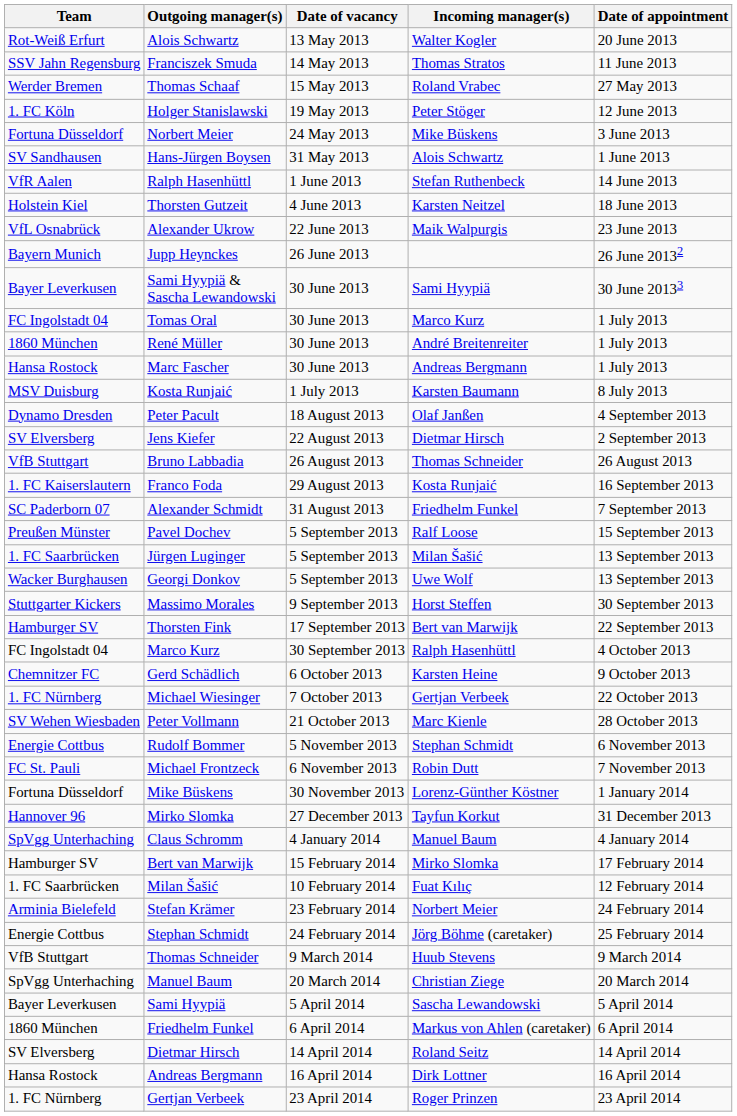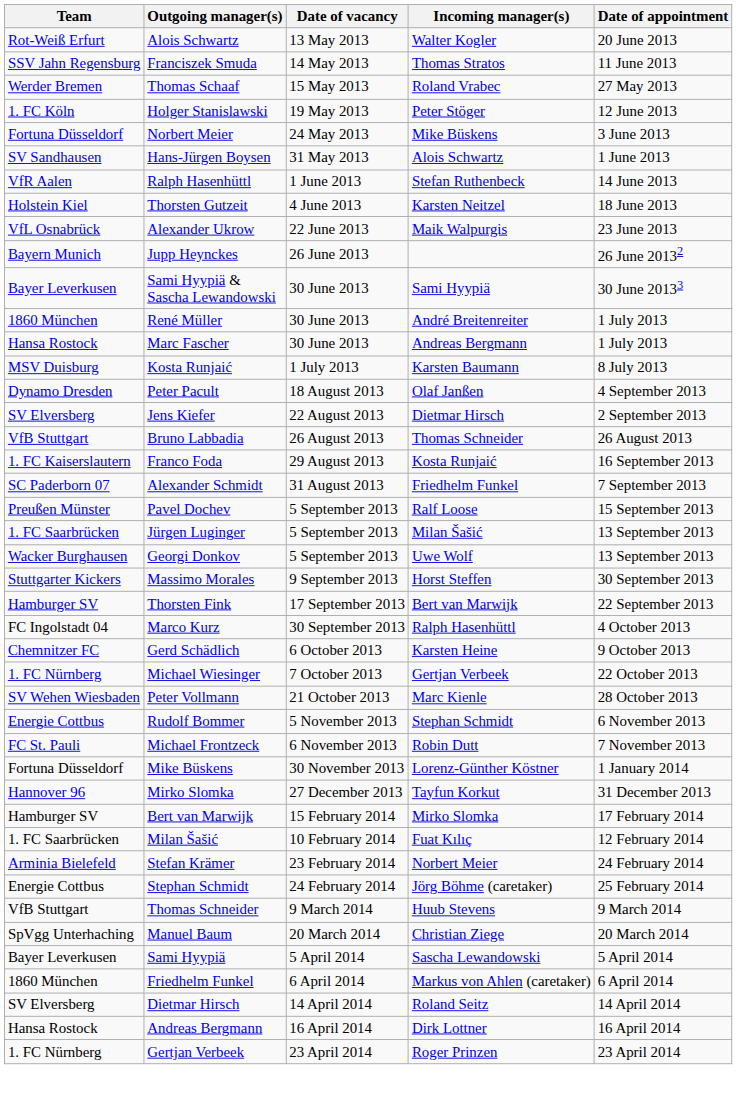- row: (182, 320)
- row: (195, 839)
